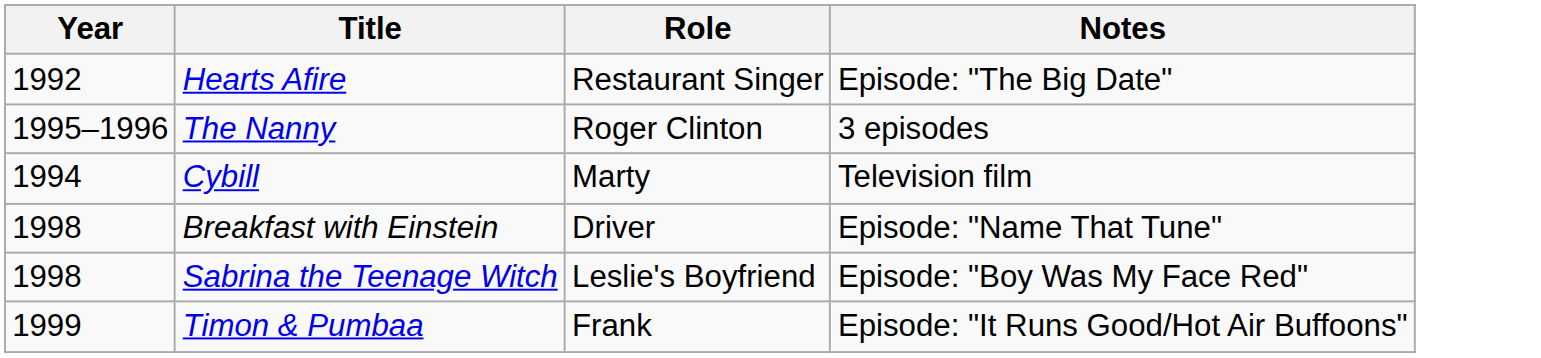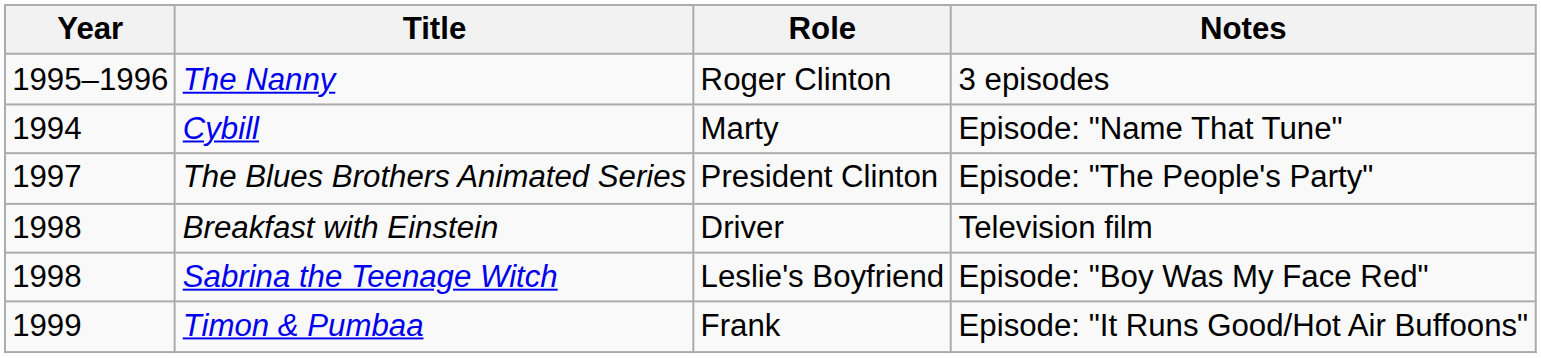- row: (265, 78)
(935, 177) Television film -> (1151, 128) Episode: "Name That Tune"
+ row: (434, 177)
(1030, 227) Episode: "Name That Tune" -> (1056, 227) Television film
